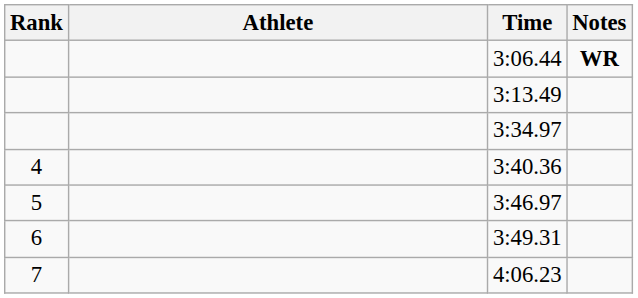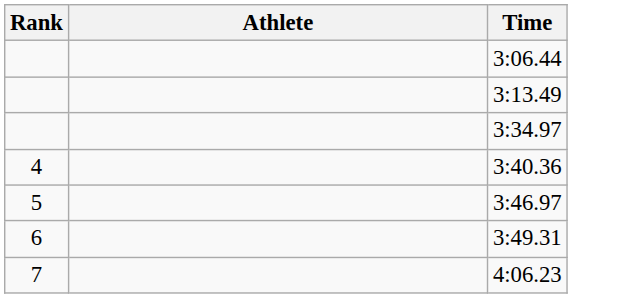- column: (599, 22)
